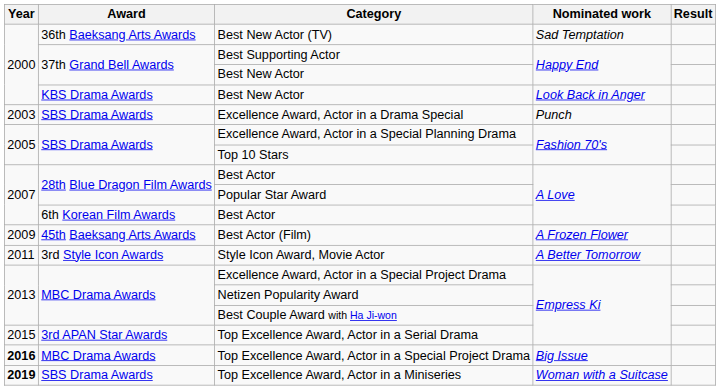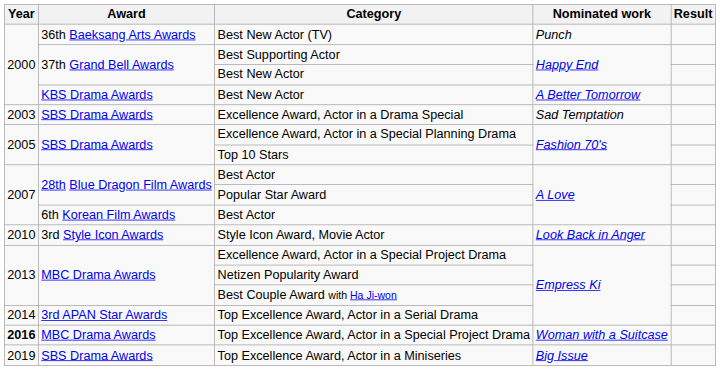(580, 34) Sad Temptation -> (554, 34) Punch
(590, 94) Look Back in Anger -> (588, 94) A Better Tomorrow
(554, 114) Punch -> (580, 114) Sad Temptation
- row: (118, 235)
(21, 255) 2011 -> (21, 235) 2010
(588, 255) A Better Tomorrow -> (590, 235) Look Back in Anger
(21, 335) 2015 -> (21, 315) 2014
(562, 355) Big Issue -> (602, 335) Woman with a Suitcase
(21, 375) bold -> (21, 355) normal
(602, 375) Woman with a Suitcase -> (562, 355) Big Issue
